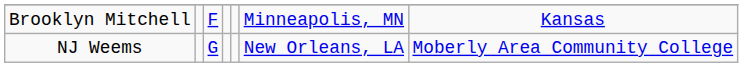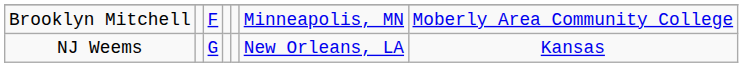(573, 19) Kansas -> (573, 19) Moberly Area Community College
(573, 48) Moberly Area Community College -> (573, 48) Kansas
